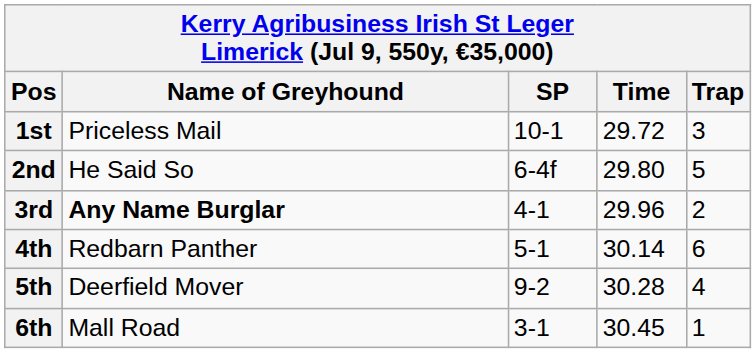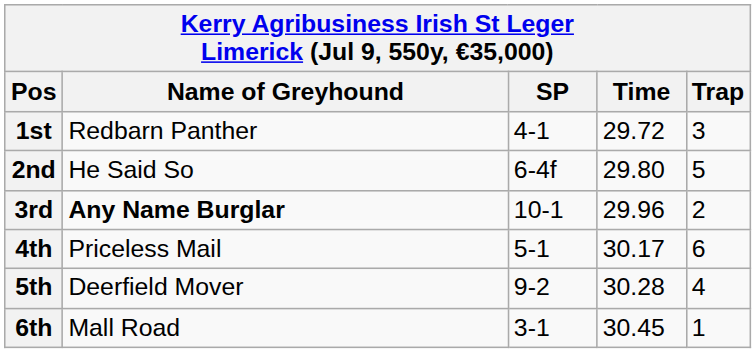(145, 130) Priceless Mail -> (163, 130) Redbarn Panther
(539, 130) 10-1 -> (532, 130) 4-1
(532, 209) 4-1 -> (539, 209) 10-1
(163, 248) Redbarn Panther -> (145, 248) Priceless Mail
(634, 248) 30.14 -> (634, 248) 30.17
